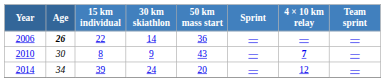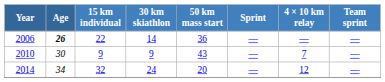(101, 54) 8 -> (101, 54) 9
(304, 54) bold -> (304, 54) normal
(101, 70) 39 -> (101, 70) 32
